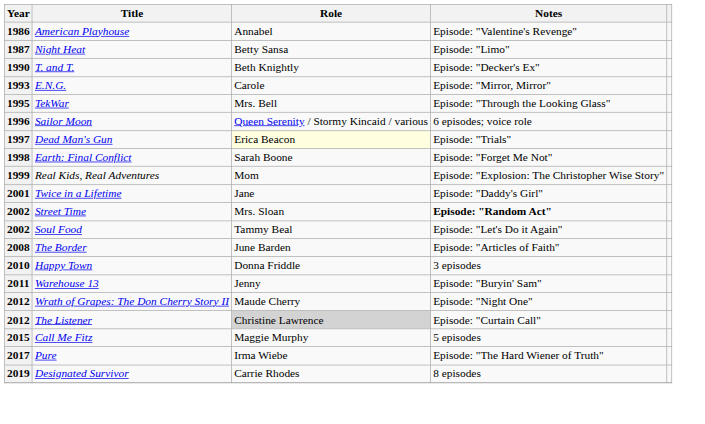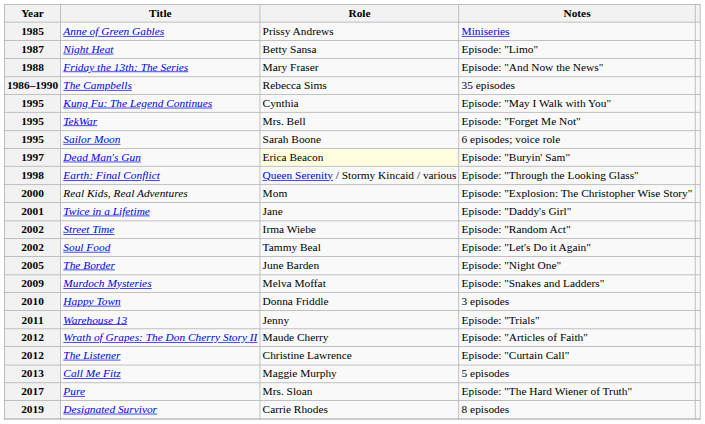+ row: (114, 31)
- row: (82, 31)
+ row: (126, 67)
- row: (55, 67)
+ row: (98, 85)
- row: (51, 85)
+ row: (138, 103)
(522, 103) Episode: "Through the Looking Glass" -> (521, 121) Episode: "Forget Me Not"
(18, 121) 1996 -> (33, 139) 1995
(331, 121) Queen Serenity / Stormy Kincaid / various -> (292, 139) Sarah Boone
(472, 139) Episode: "Trials" -> (516, 157) Episode: "Buryin' Sam"
(263, 157) Sarah Boone -> (359, 175) Queen Serenity / Stormy Kincaid / various
(493, 157) Episode: "Forget Me Not" -> (550, 175) Episode: "Through the Looking Glass"
(18, 175) 1999 -> (33, 193) 2000
(259, 211) Mrs. Sloan -> (289, 229) Irma Wiebe
(493, 211) bold -> (516, 229) normal
(18, 247) 2008 -> (33, 265) 2005
(496, 247) Episode: "Articles of Faith" -> (511, 265) Episode: "Night One"
+ row: (107, 283)
(487, 283) Episode: "Buryin' Sam" -> (501, 319) Episode: "Trials"
(483, 301) Episode: "Night One" -> (525, 337) Episode: "Articles of Faith"
(279, 319) lightgrey background -> (307, 355) no background
(18, 337) 2015 -> (33, 373) 2013
(261, 355) Irma Wiebe -> (288, 391) Mrs. Sloan
